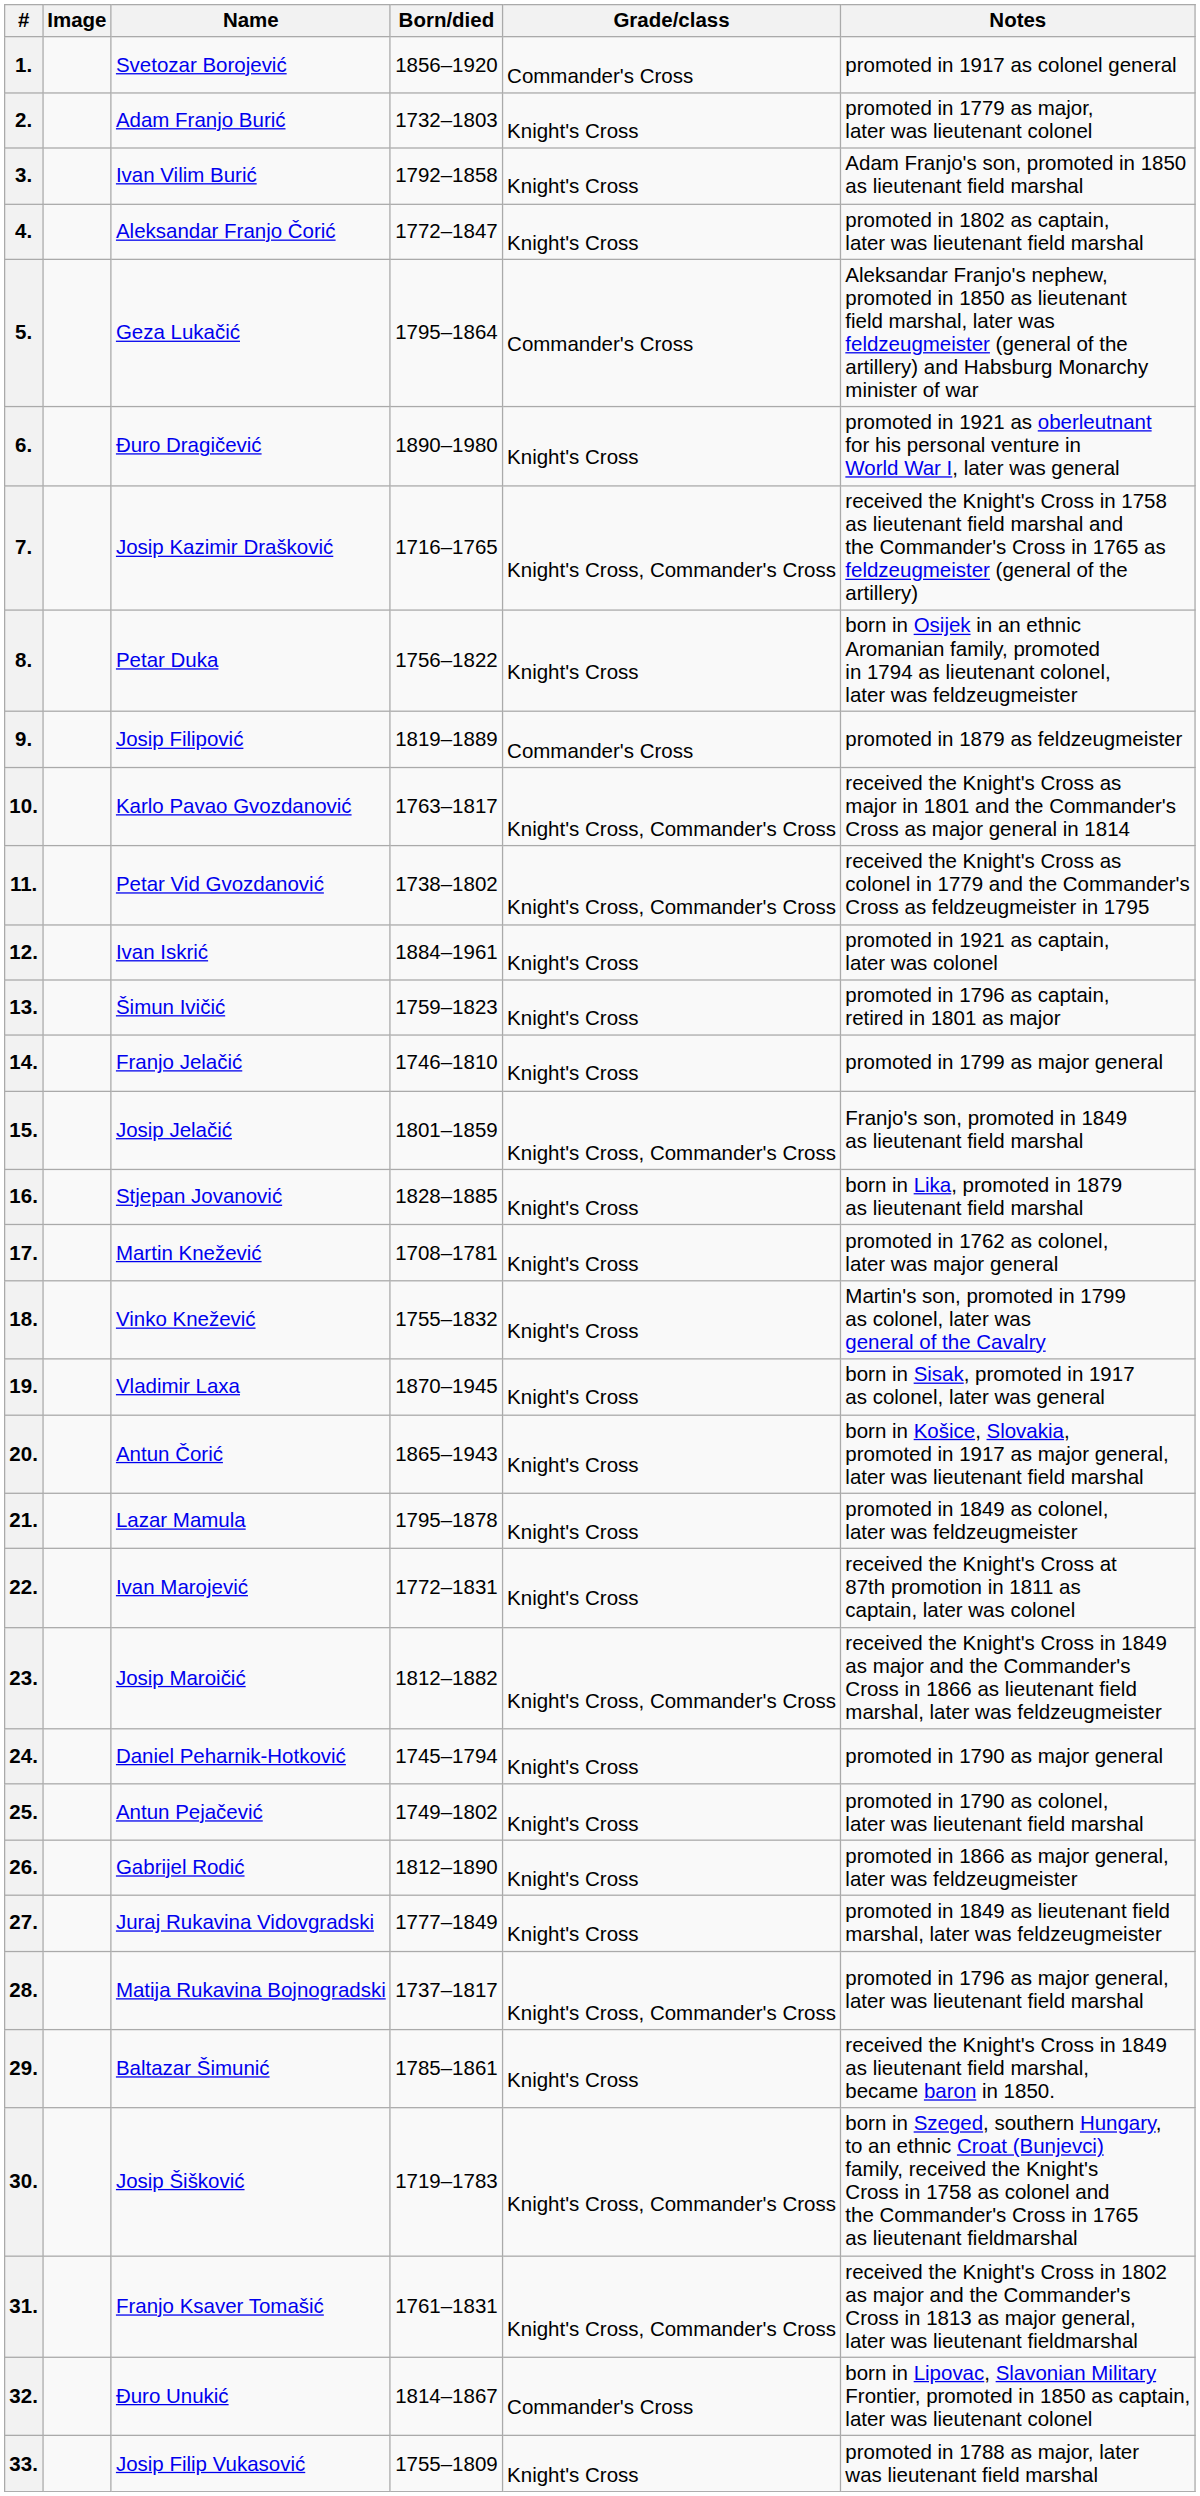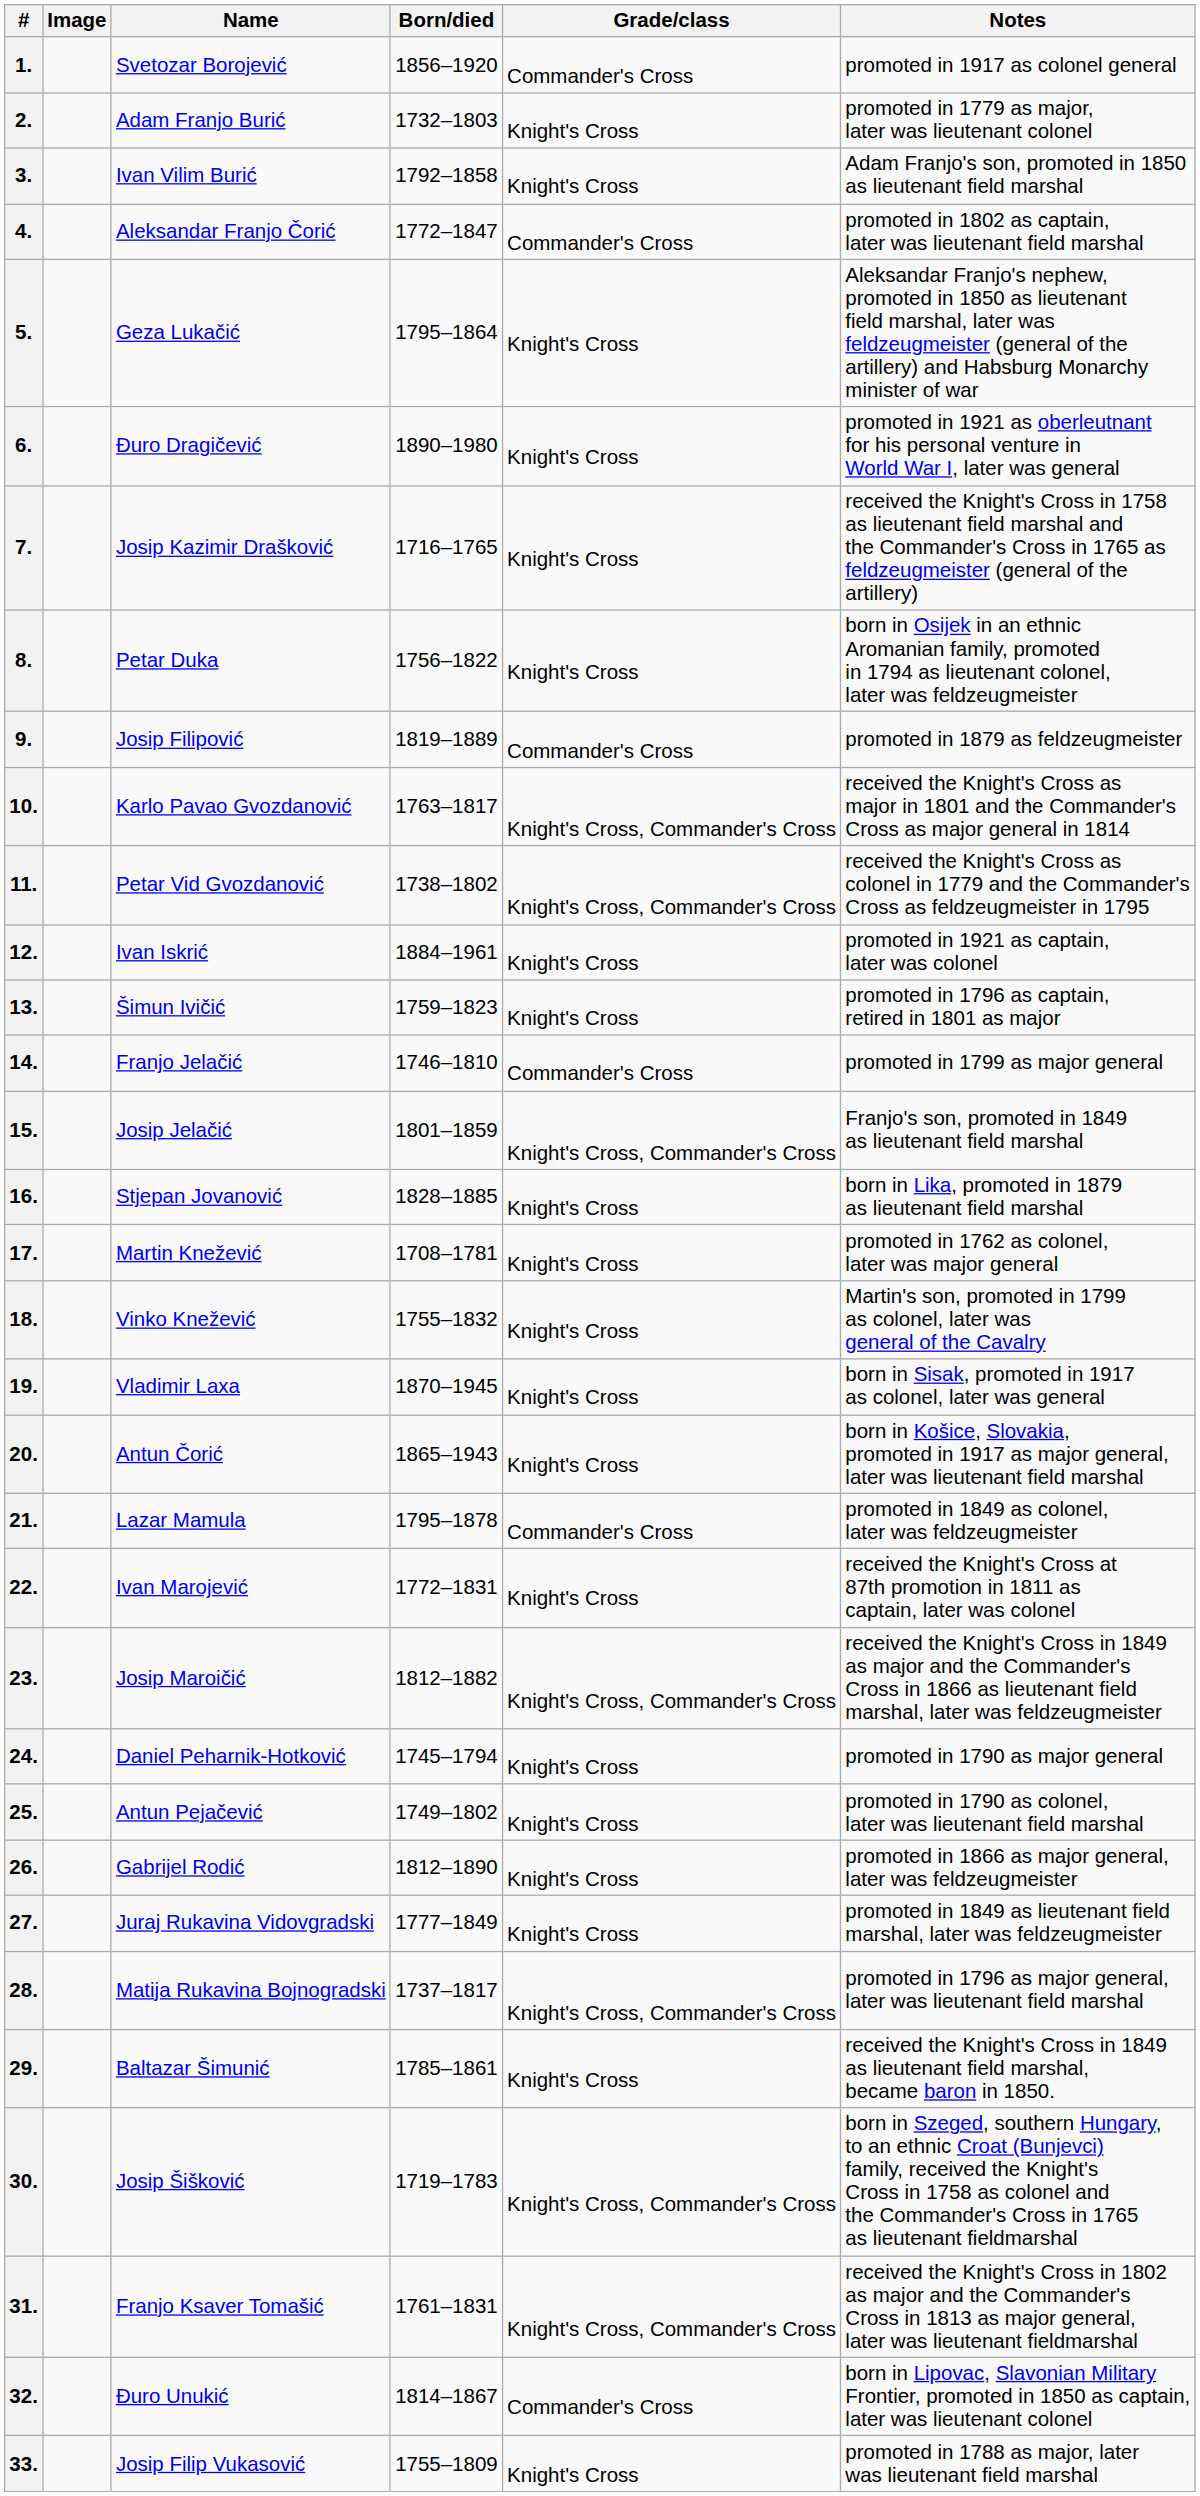(573, 242) Knight's Cross -> (600, 242) Commander's Cross
(600, 344) Commander's Cross -> (573, 344) Knight's Cross
(672, 570) Knight's Cross, Commander's Cross -> (573, 559) Knight's Cross
(573, 1074) Knight's Cross -> (600, 1074) Commander's Cross
(573, 1532) Knight's Cross -> (600, 1532) Commander's Cross
